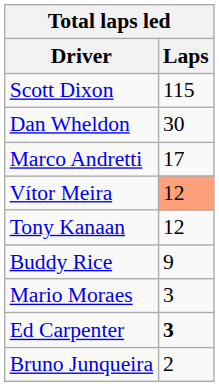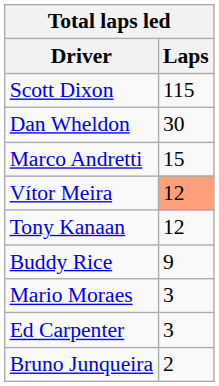(174, 158) 17 -> (174, 158) 15
(168, 329) bold -> (168, 329) normal
